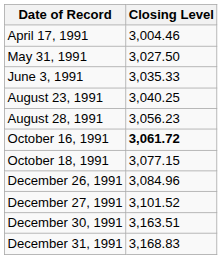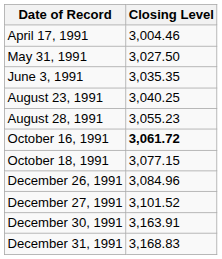(154, 77) 3,035.33 -> (154, 77) 3,035.35
(154, 118) 3,056.23 -> (154, 118) 3,055.23
(154, 222) 3,163.51 -> (154, 222) 3,163.91
